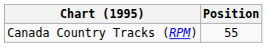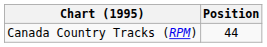(231, 33) 55 -> (231, 33) 44
